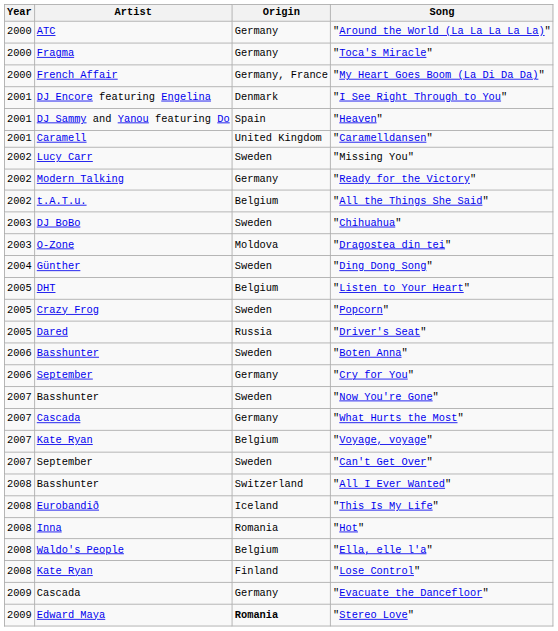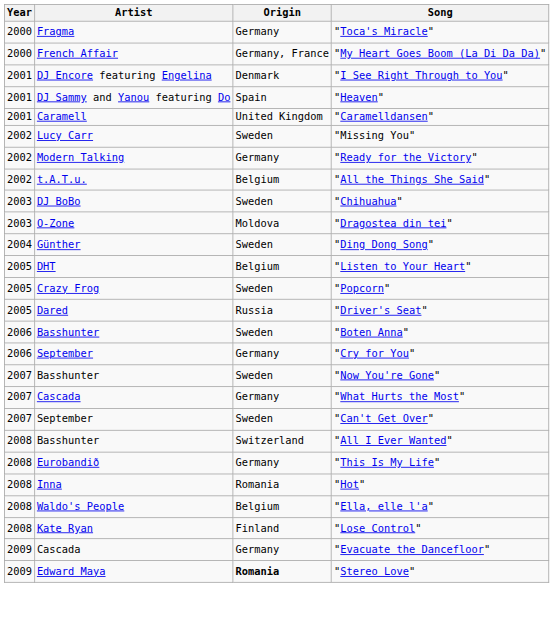- row: (442, 32)
- row: (383, 441)
(256, 507) Iceland -> (257, 463) Germany
